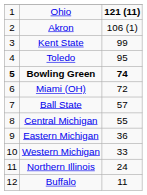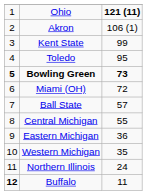(122, 74) 74 -> (122, 74) 73
(122, 151) 33 -> (122, 151) 35
(12, 182) normal -> (12, 182) bold
